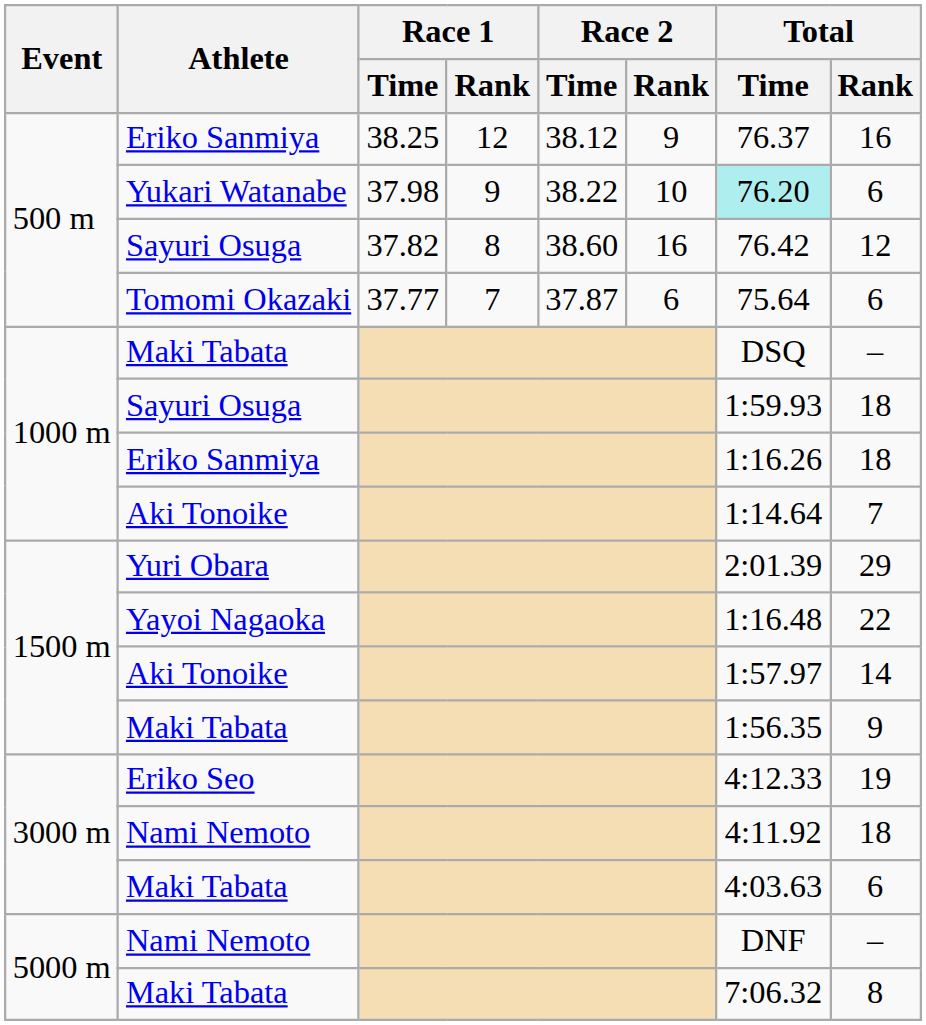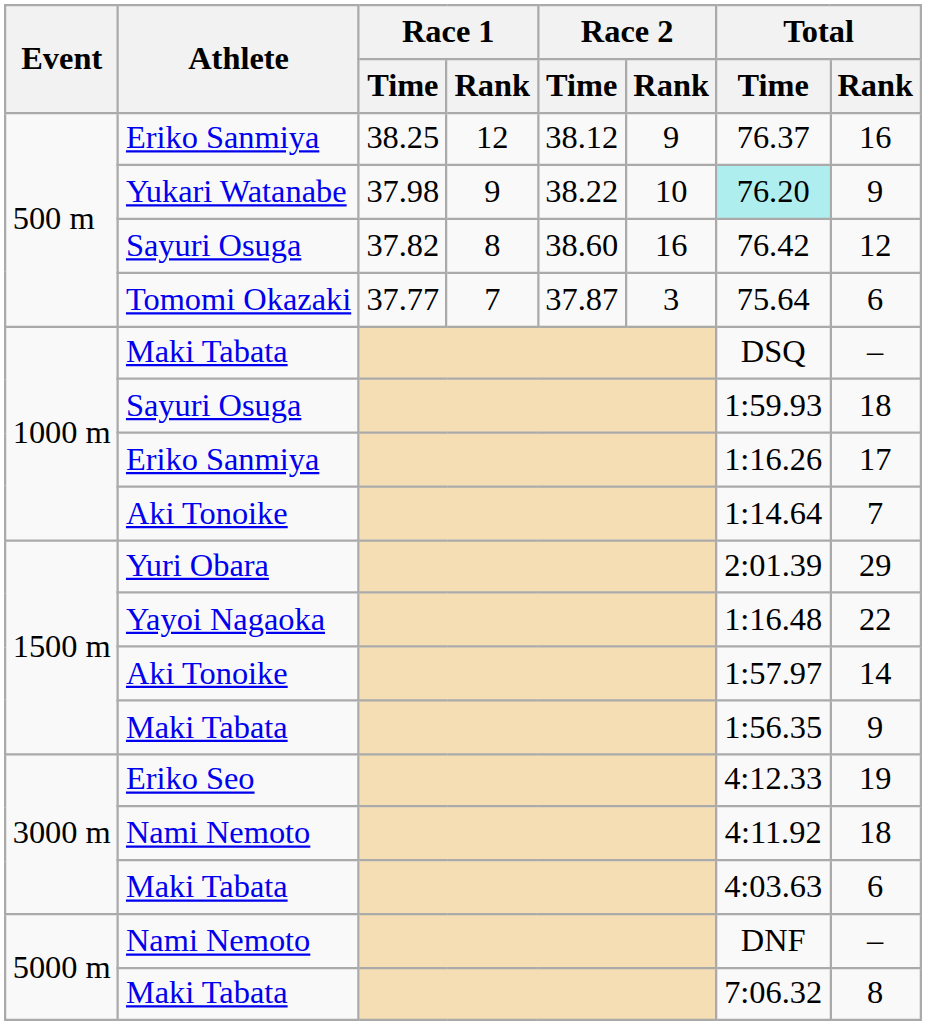(875, 191) 6 -> (875, 191) 9
(671, 298) 6 -> (671, 298) 3
(875, 459) 18 -> (875, 459) 17
